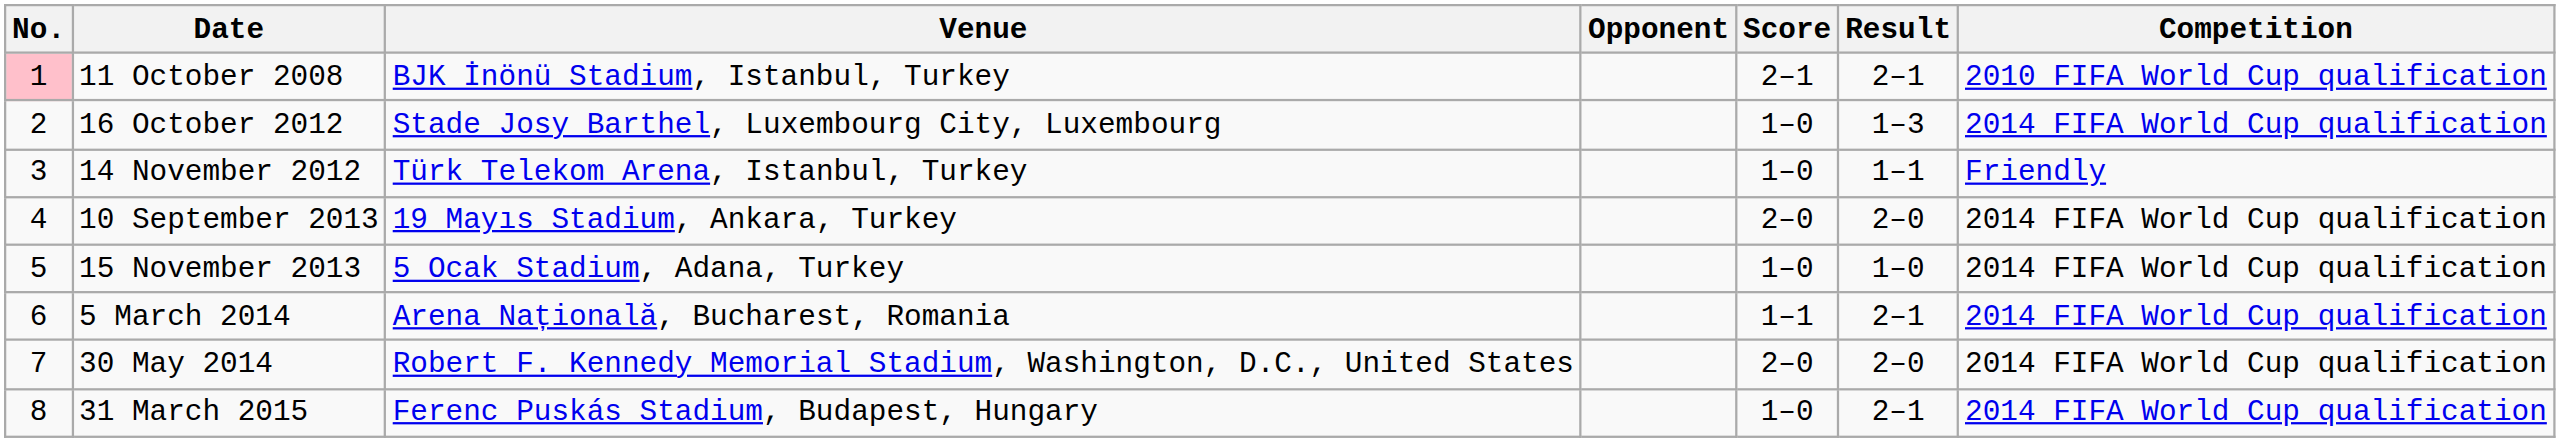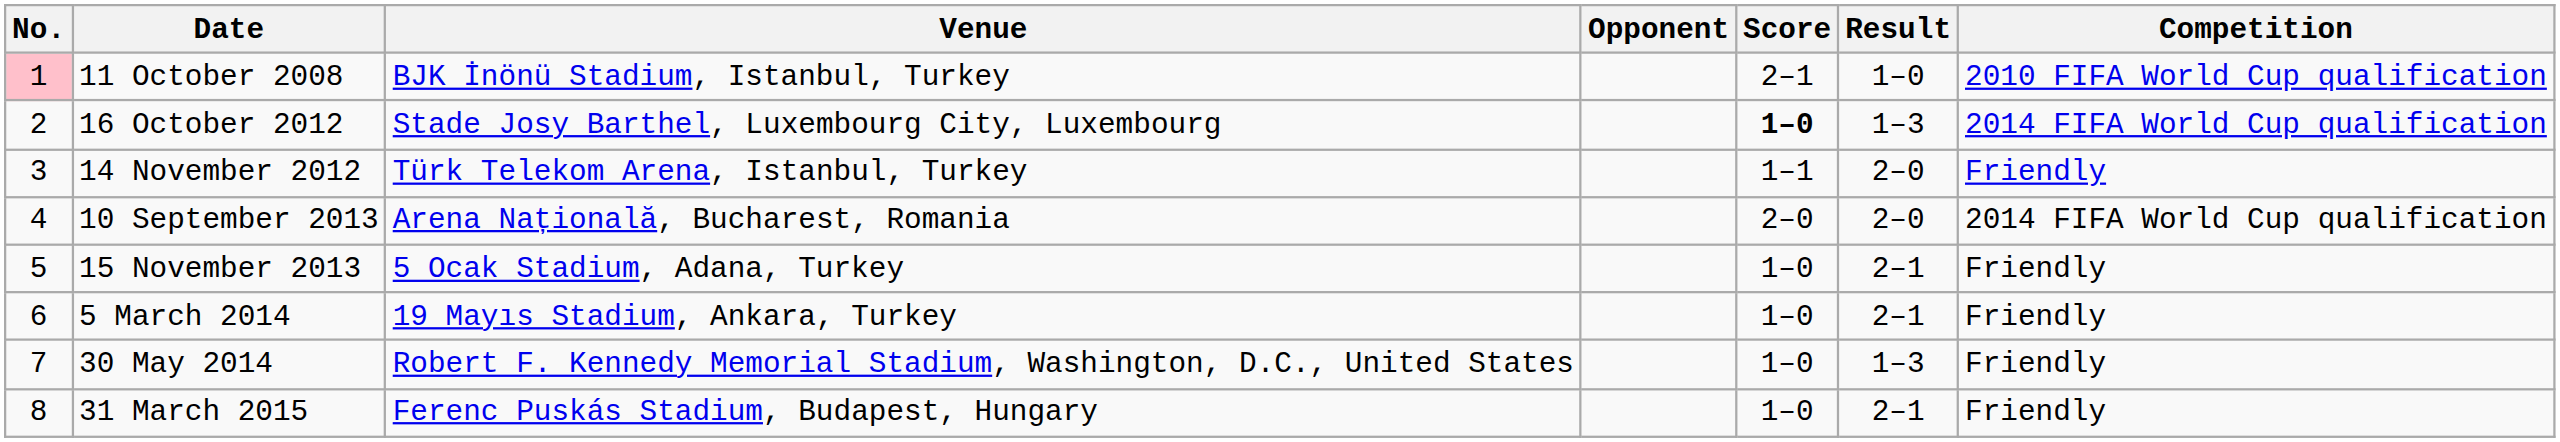(1898, 77) 2–1 -> (1898, 77) 1–0
(1787, 125) normal -> (1787, 125) bold
(1787, 173) 1–0 -> (1787, 173) 1–1
(1898, 173) 1–1 -> (1898, 173) 2–0
(675, 221) 19 Mayıs Stadium, Ankara, Turkey -> (701, 221) Arena Națională, Bucharest, Romania
(1898, 268) 1–0 -> (1898, 268) 2–1
(2256, 268) 2014 FIFA World Cup qualification -> (2036, 268) Friendly
(701, 316) Arena Națională, Bucharest, Romania -> (675, 316) 19 Mayıs Stadium, Ankara, Turkey
(1787, 316) 1–1 -> (1787, 316) 1–0
(2256, 316) 2014 FIFA World Cup qualification -> (2036, 316) Friendly
(1787, 364) 2–0 -> (1787, 364) 1–0
(1898, 364) 2–0 -> (1898, 364) 1–3
(2256, 364) 2014 FIFA World Cup qualification -> (2036, 364) Friendly
(2256, 412) 2014 FIFA World Cup qualification -> (2036, 412) Friendly
